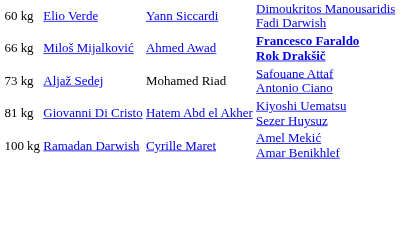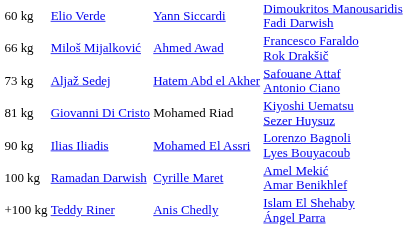(308, 48) bold -> (311, 48) normal
(186, 80) Mohamed Riad -> (207, 80) Hatem Abd el Akher
(199, 113) Hatem Abd el Akher -> (193, 113) Mohamed Riad
+ row: (19, 145)
+ row: (26, 210)
